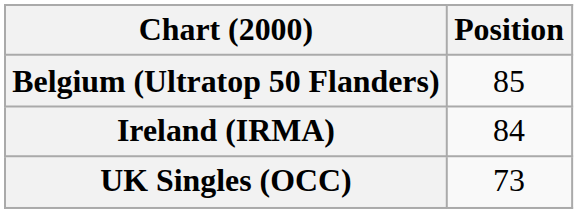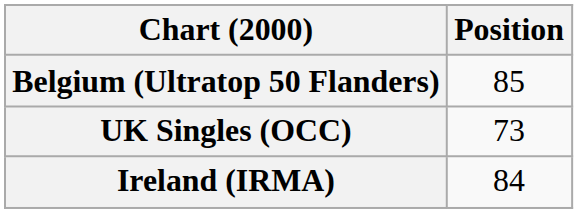rows swapped: (226, 130) <-> (226, 181)
